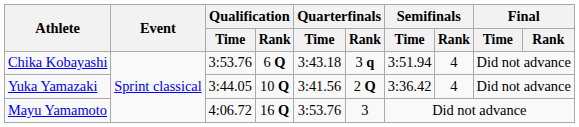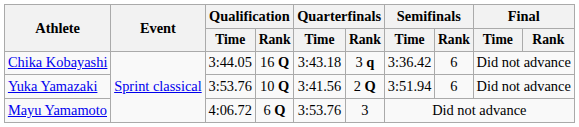(230, 62) 3:53.76 -> (230, 62) 3:44.05
(275, 62) 6 Q -> (275, 62) 16 Q
(410, 62) 3:51.94 -> (410, 62) 3:36.42
(454, 62) 4 -> (454, 62) 6
(230, 86) 3:44.05 -> (230, 86) 3:53.76
(410, 86) 3:36.42 -> (410, 86) 3:51.94
(454, 86) 4 -> (454, 86) 6
(275, 110) 16 Q -> (275, 110) 6 Q
